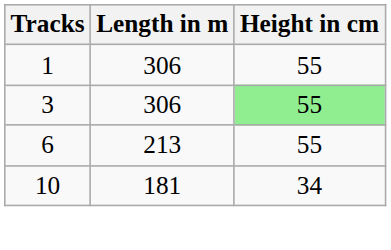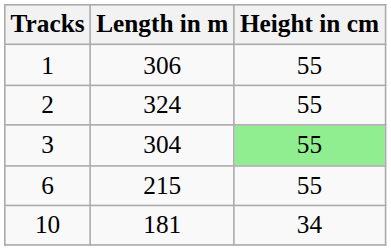+ row: (48, 104)
(162, 104) 306 -> (162, 144) 304
(162, 144) 213 -> (162, 184) 215
